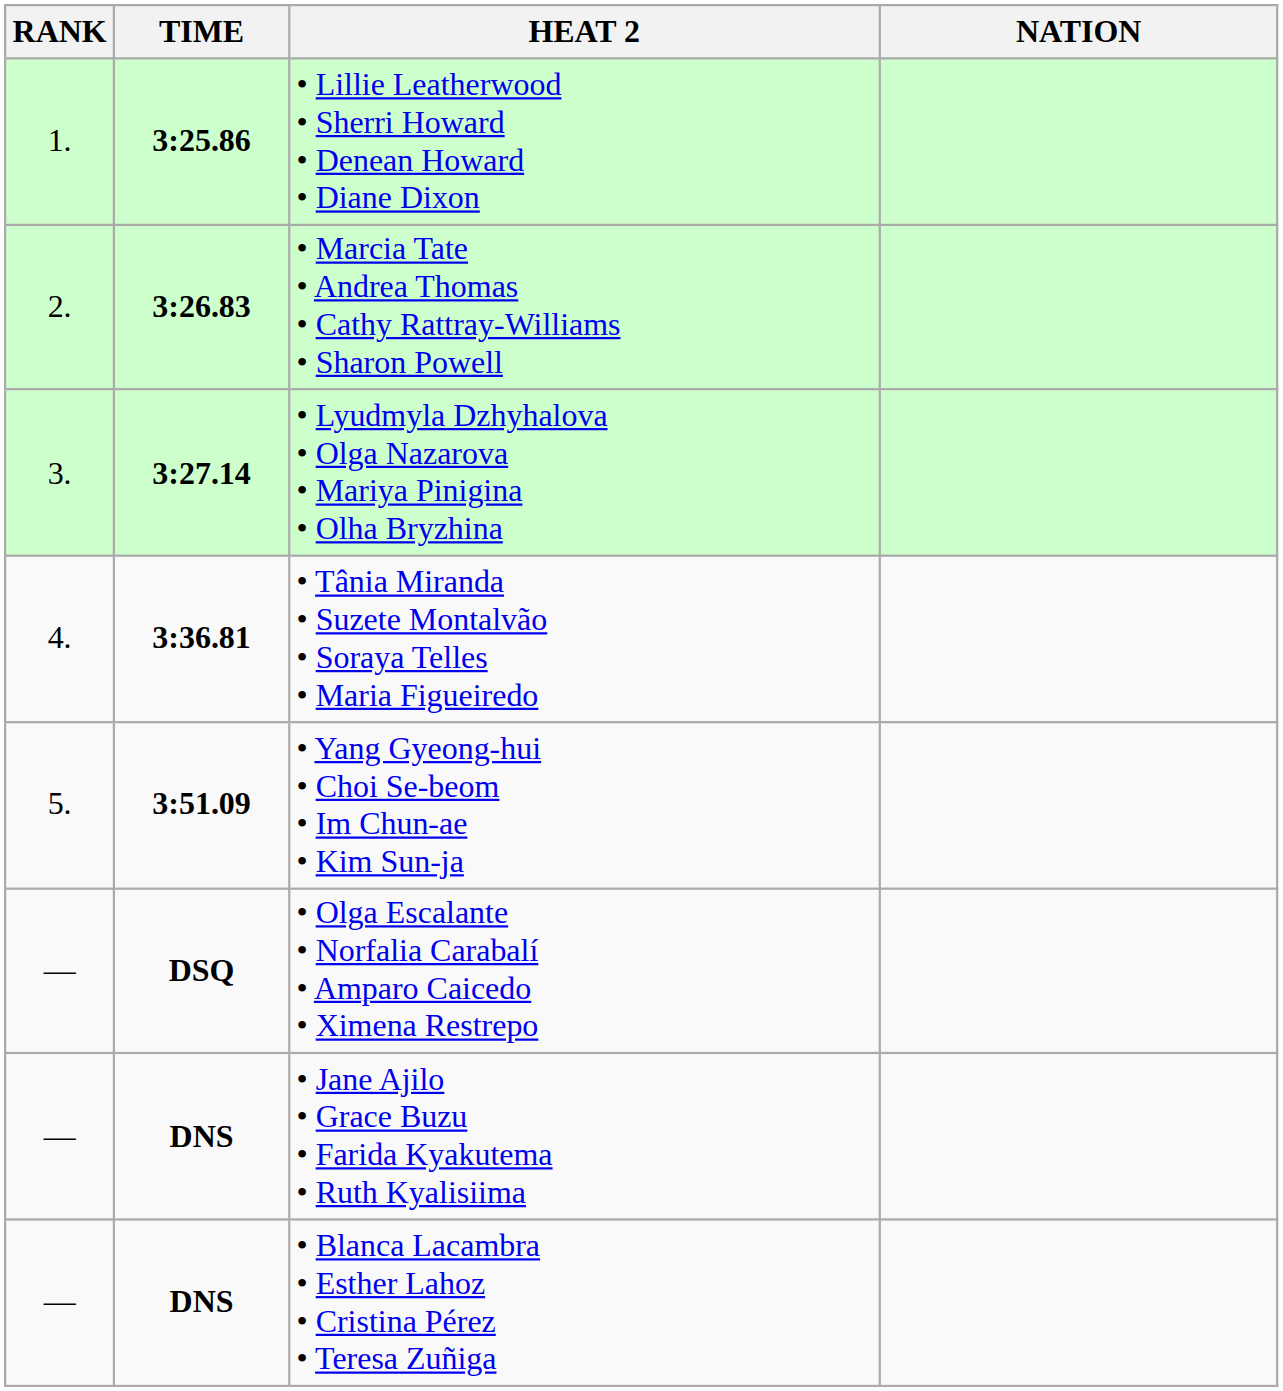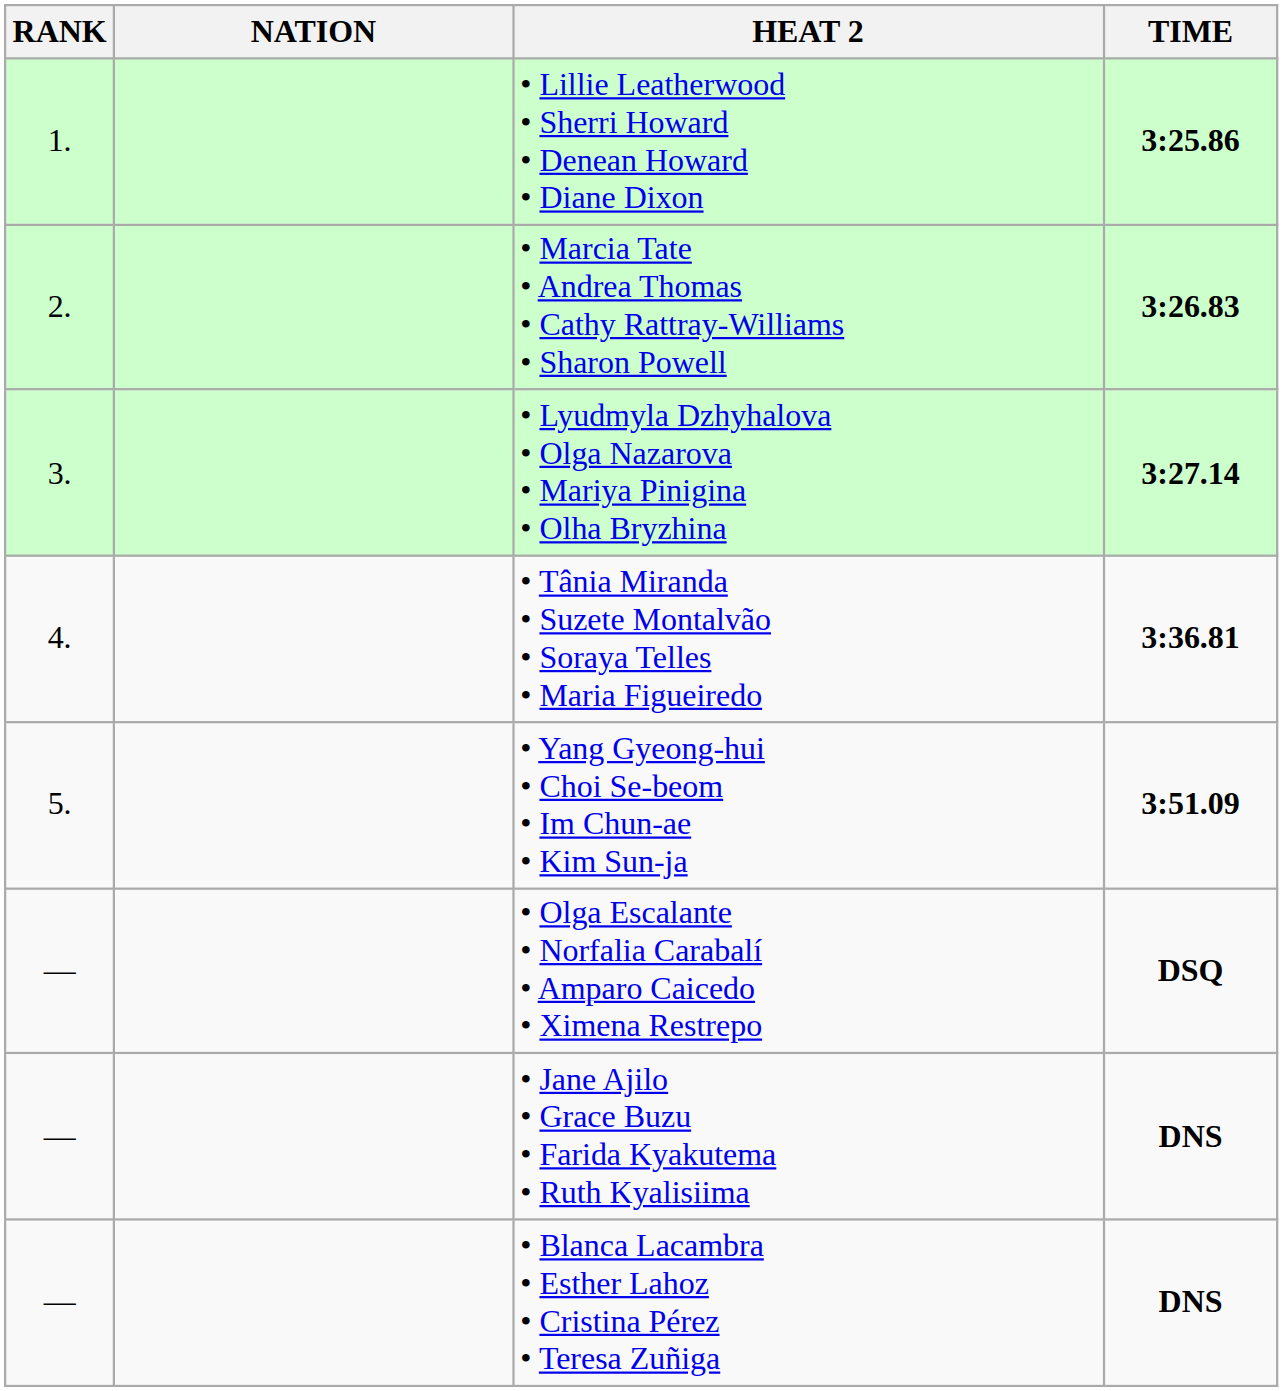columns swapped: (1079, 31) <-> (202, 31)
